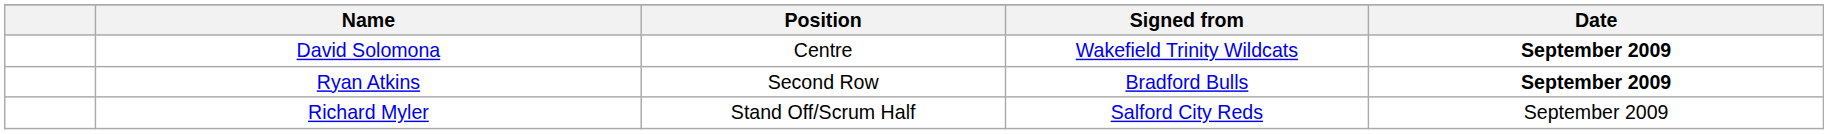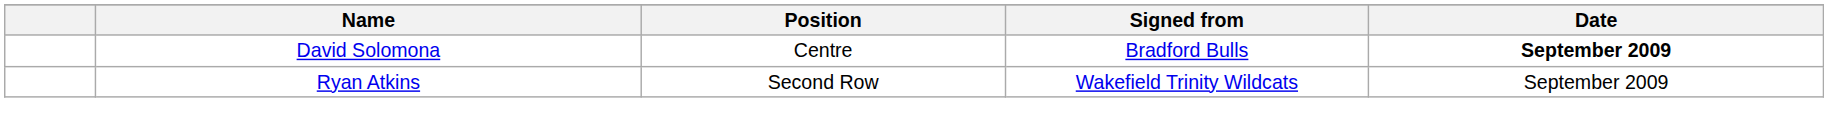(1187, 51) Wakefield Trinity Wildcats -> (1187, 51) Bradford Bulls
(1187, 81) Bradford Bulls -> (1187, 81) Wakefield Trinity Wildcats
(1596, 81) bold -> (1596, 81) normal
- row: (368, 112)
